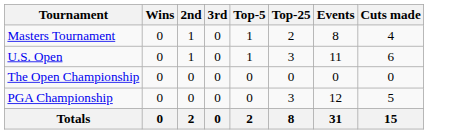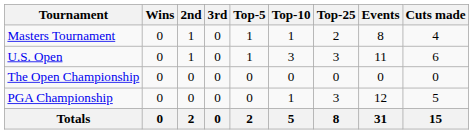+ column: (291, 14)
